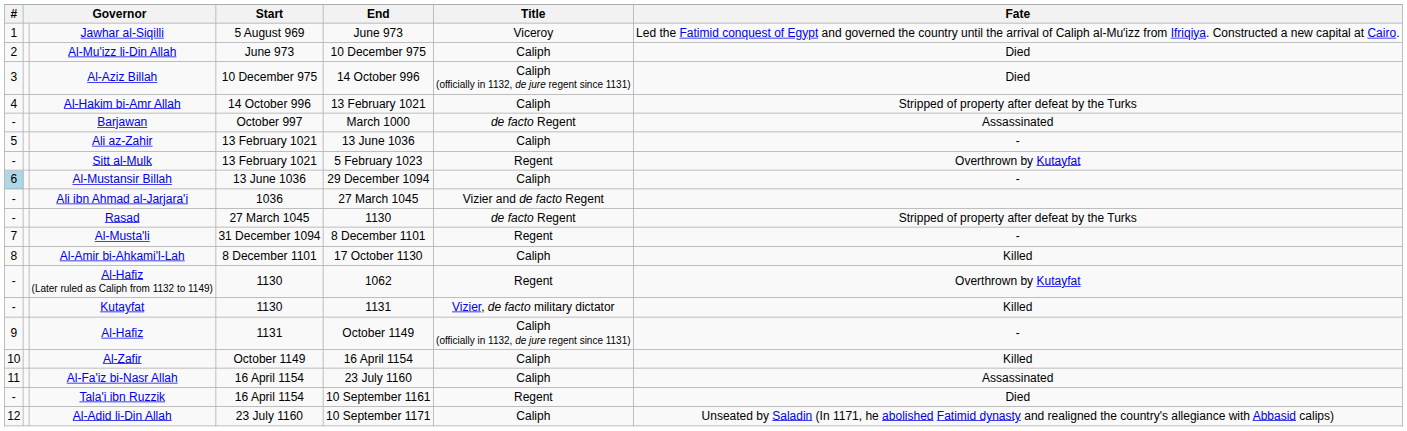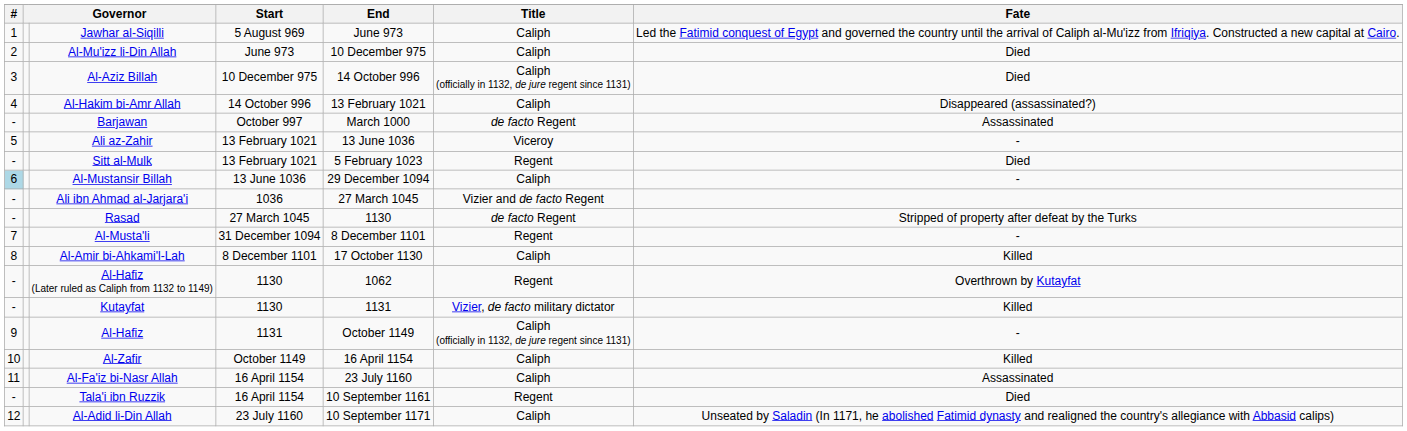(533, 33) Viceroy -> (533, 33) Caliph
(1018, 103) Stripped of property after defeat by the Turks -> (1018, 103) Disappeared (assassinated?)
(533, 141) Caliph -> (533, 141) Viceroy
(1018, 160) Overthrown by Kutayfat -> (1018, 160) Died
